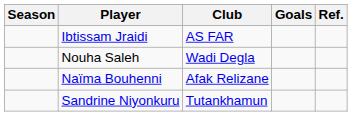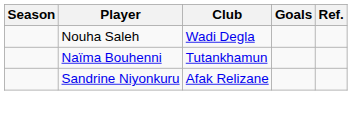- row: (104, 36)
(227, 79) Afak Relizane -> (227, 57) Tutankhamun
(227, 100) Tutankhamun -> (227, 79) Afak Relizane
